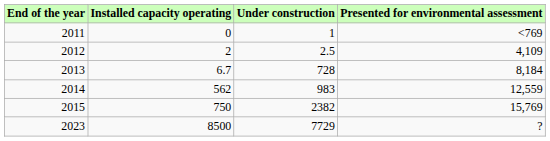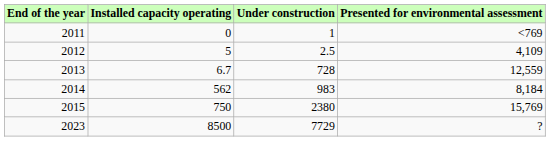(228, 51) 2 -> (228, 51) 5
(529, 70) 8,184 -> (526, 70) 12,559
(526, 88) 12,559 -> (529, 88) 8,184
(323, 107) 2382 -> (323, 107) 2380
